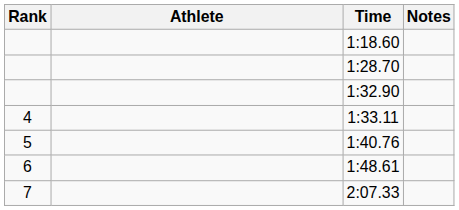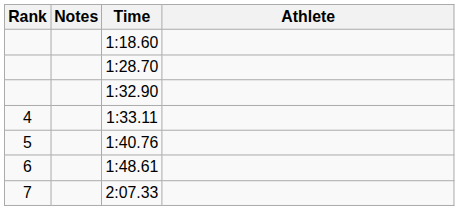columns swapped: (197, 17) <-> (429, 17)
